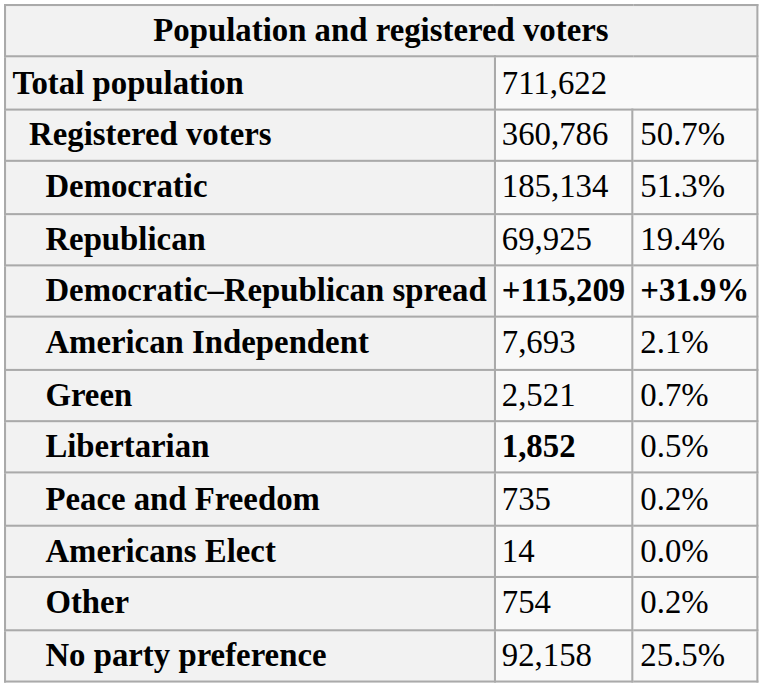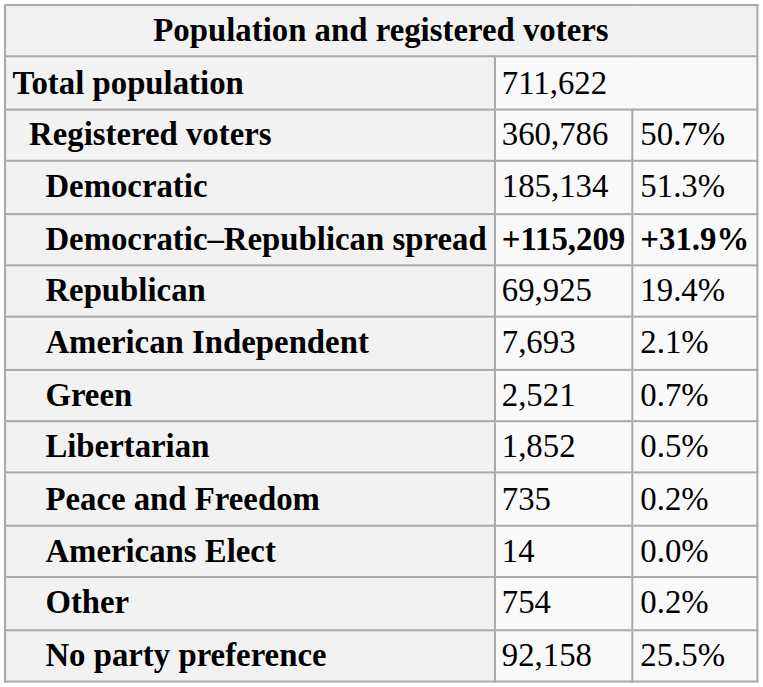rows swapped: (109, 238) <-> (250, 290)
(539, 446) bold -> (539, 446) normal
